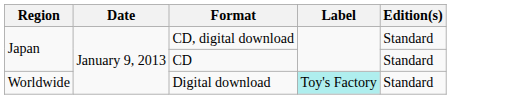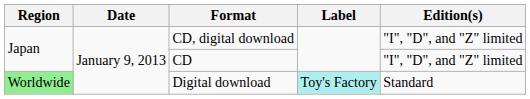(408, 37) Standard -> (453, 37) "I", "D", and "Z" limited
(408, 60) Standard -> (453, 60) "I", "D", and "Z" limited
(39, 82) no background -> (39, 82) lightgreen background
